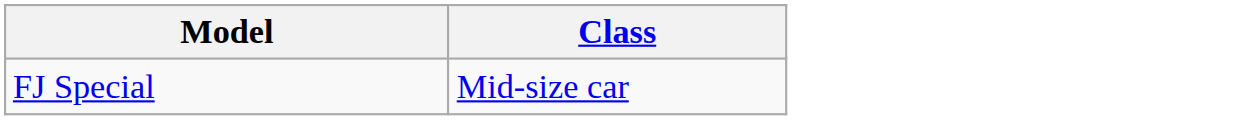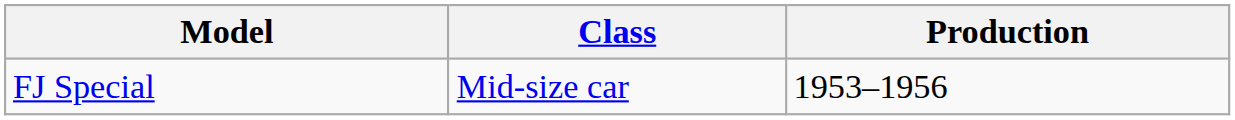+ column: (1008, 31)
